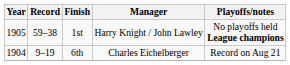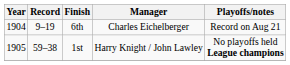rows swapped: (77, 53) <-> (77, 32)
